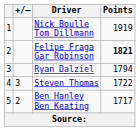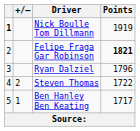(9, 29) normal -> (9, 29) bold
(123, 70) 1794 -> (123, 70) 1796
(18, 84) 3 -> (18, 84) 2
(18, 102) 2 -> (18, 102) 1
